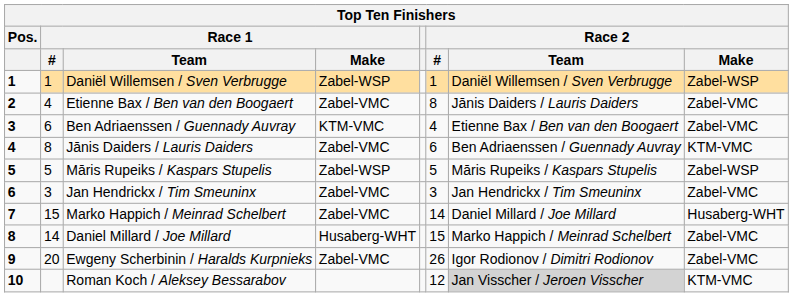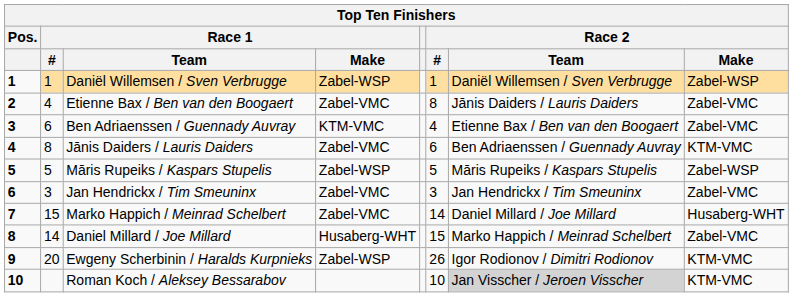(354, 258) Zabel-VMC -> (355, 258) Zabel-WSP
(723, 258) Zabel-VMC -> (720, 258) KTM-VMC
(437, 280) 12 -> (437, 280) 10
